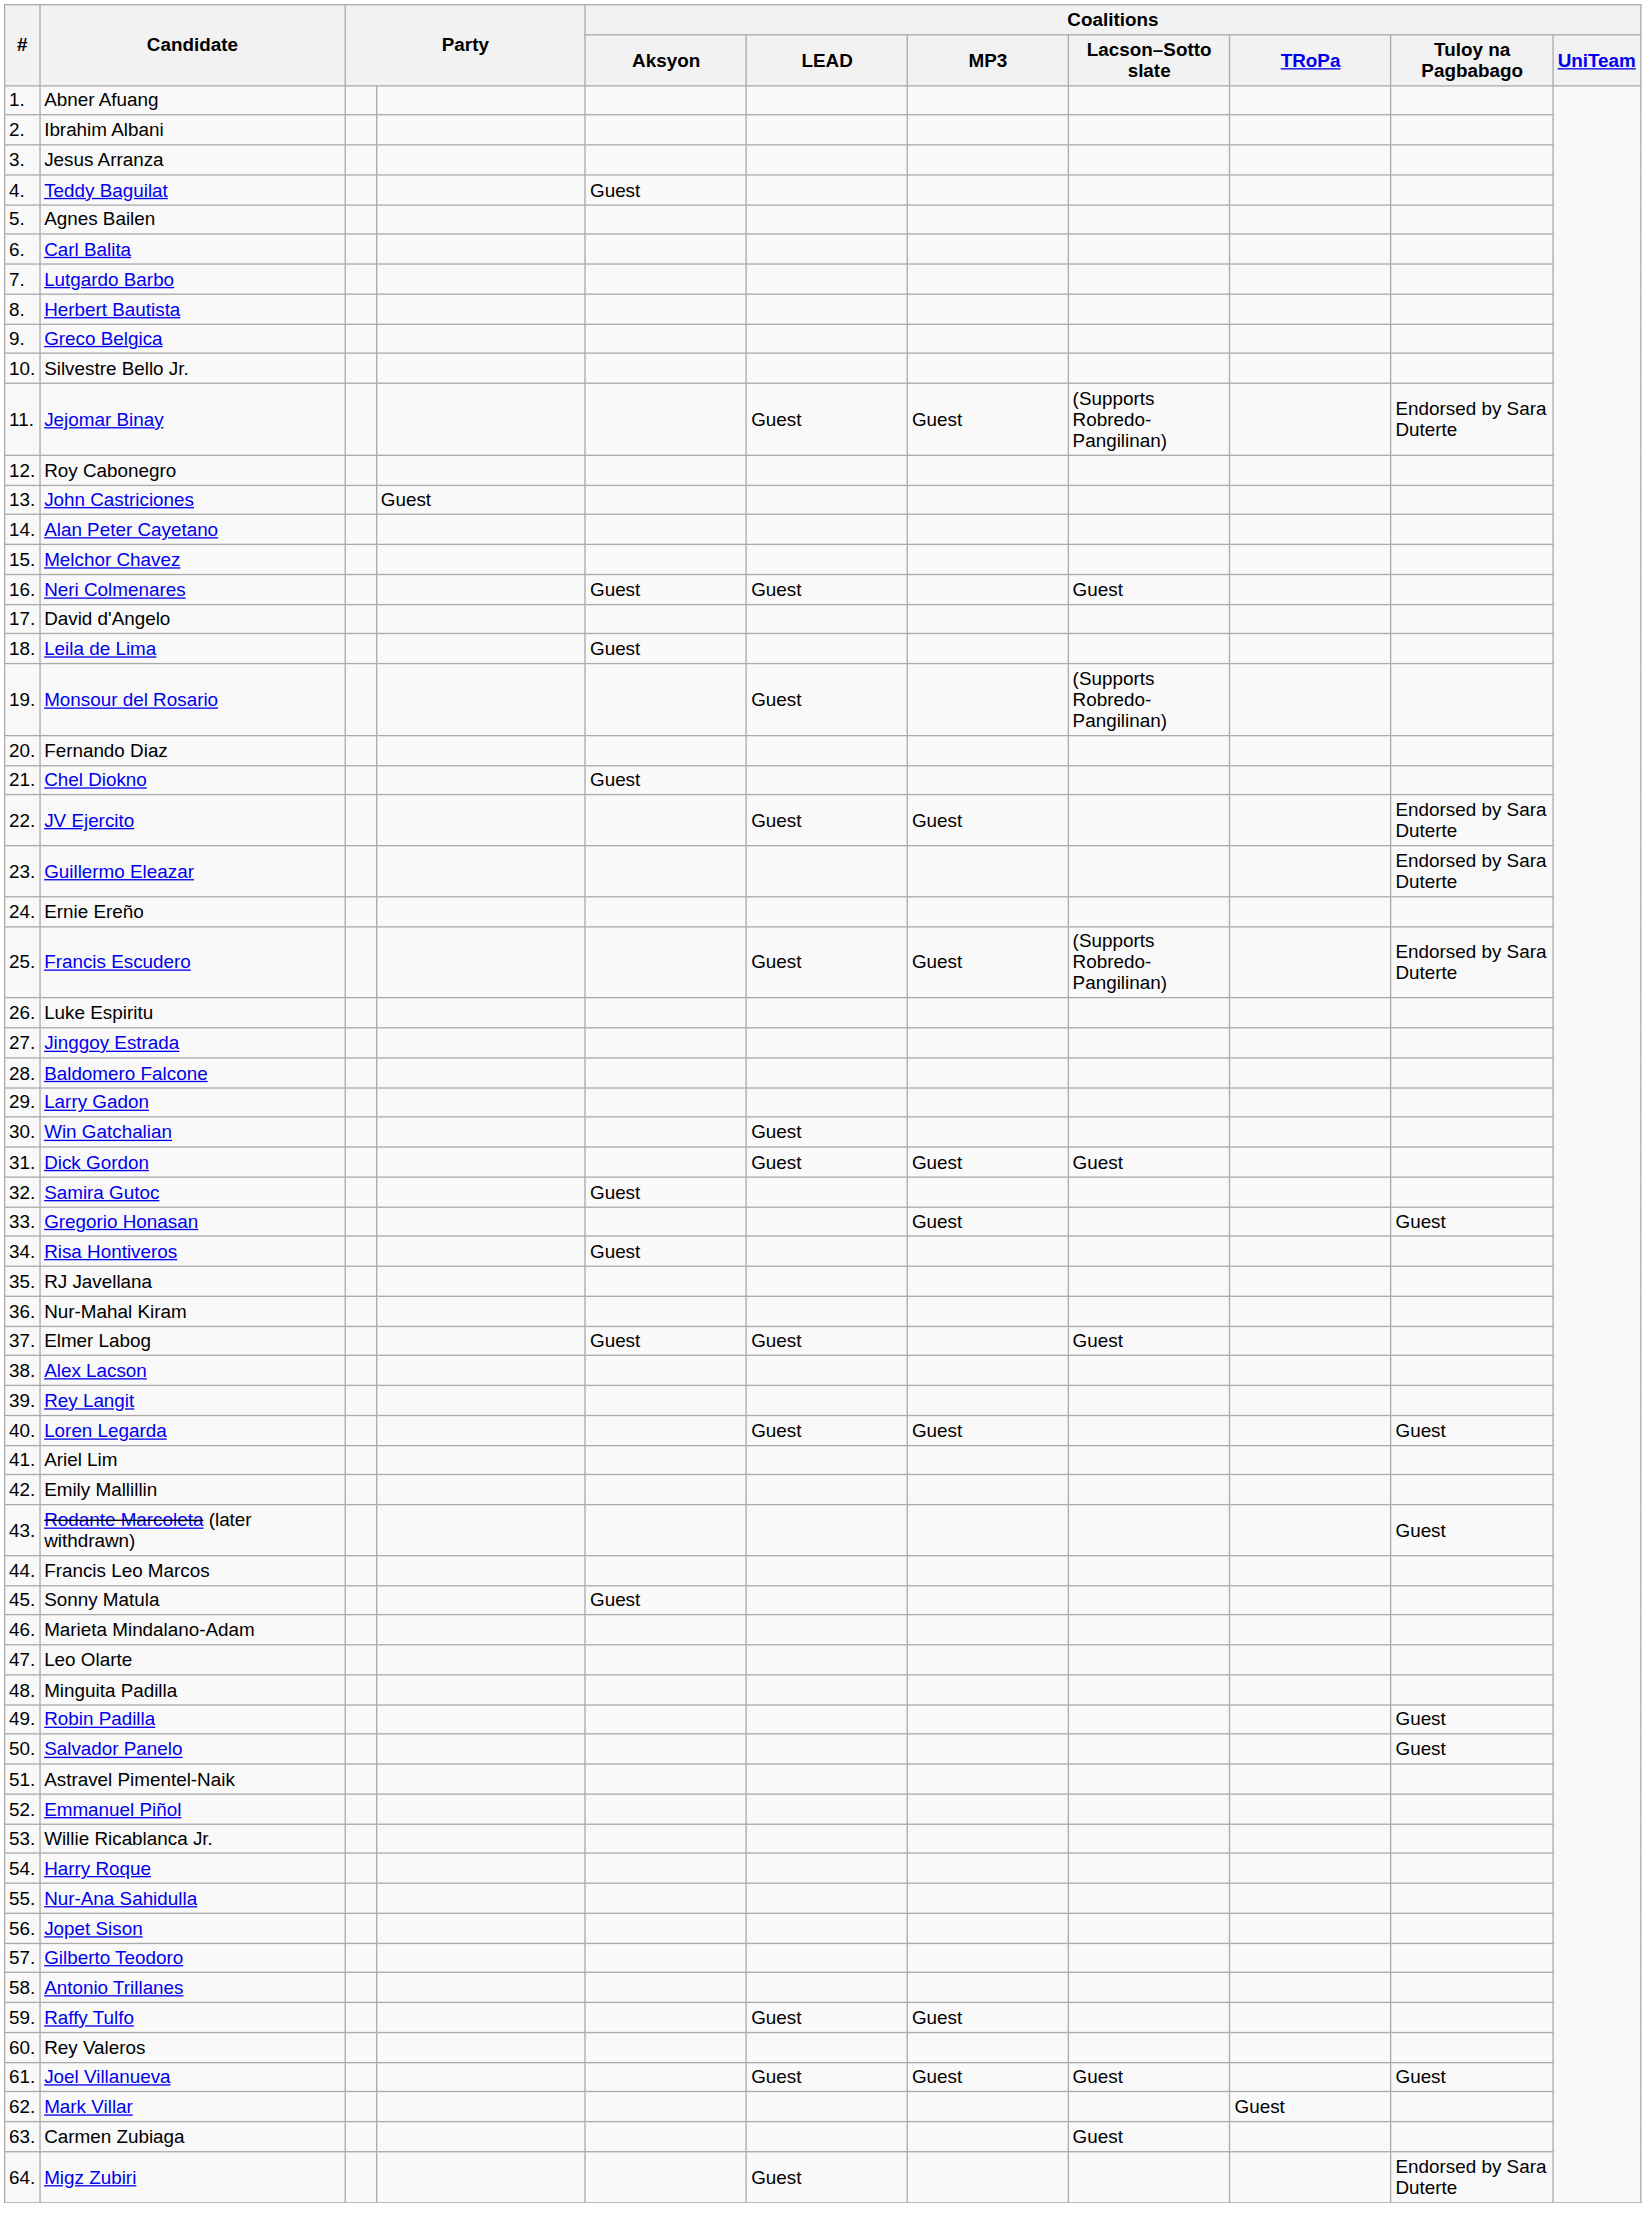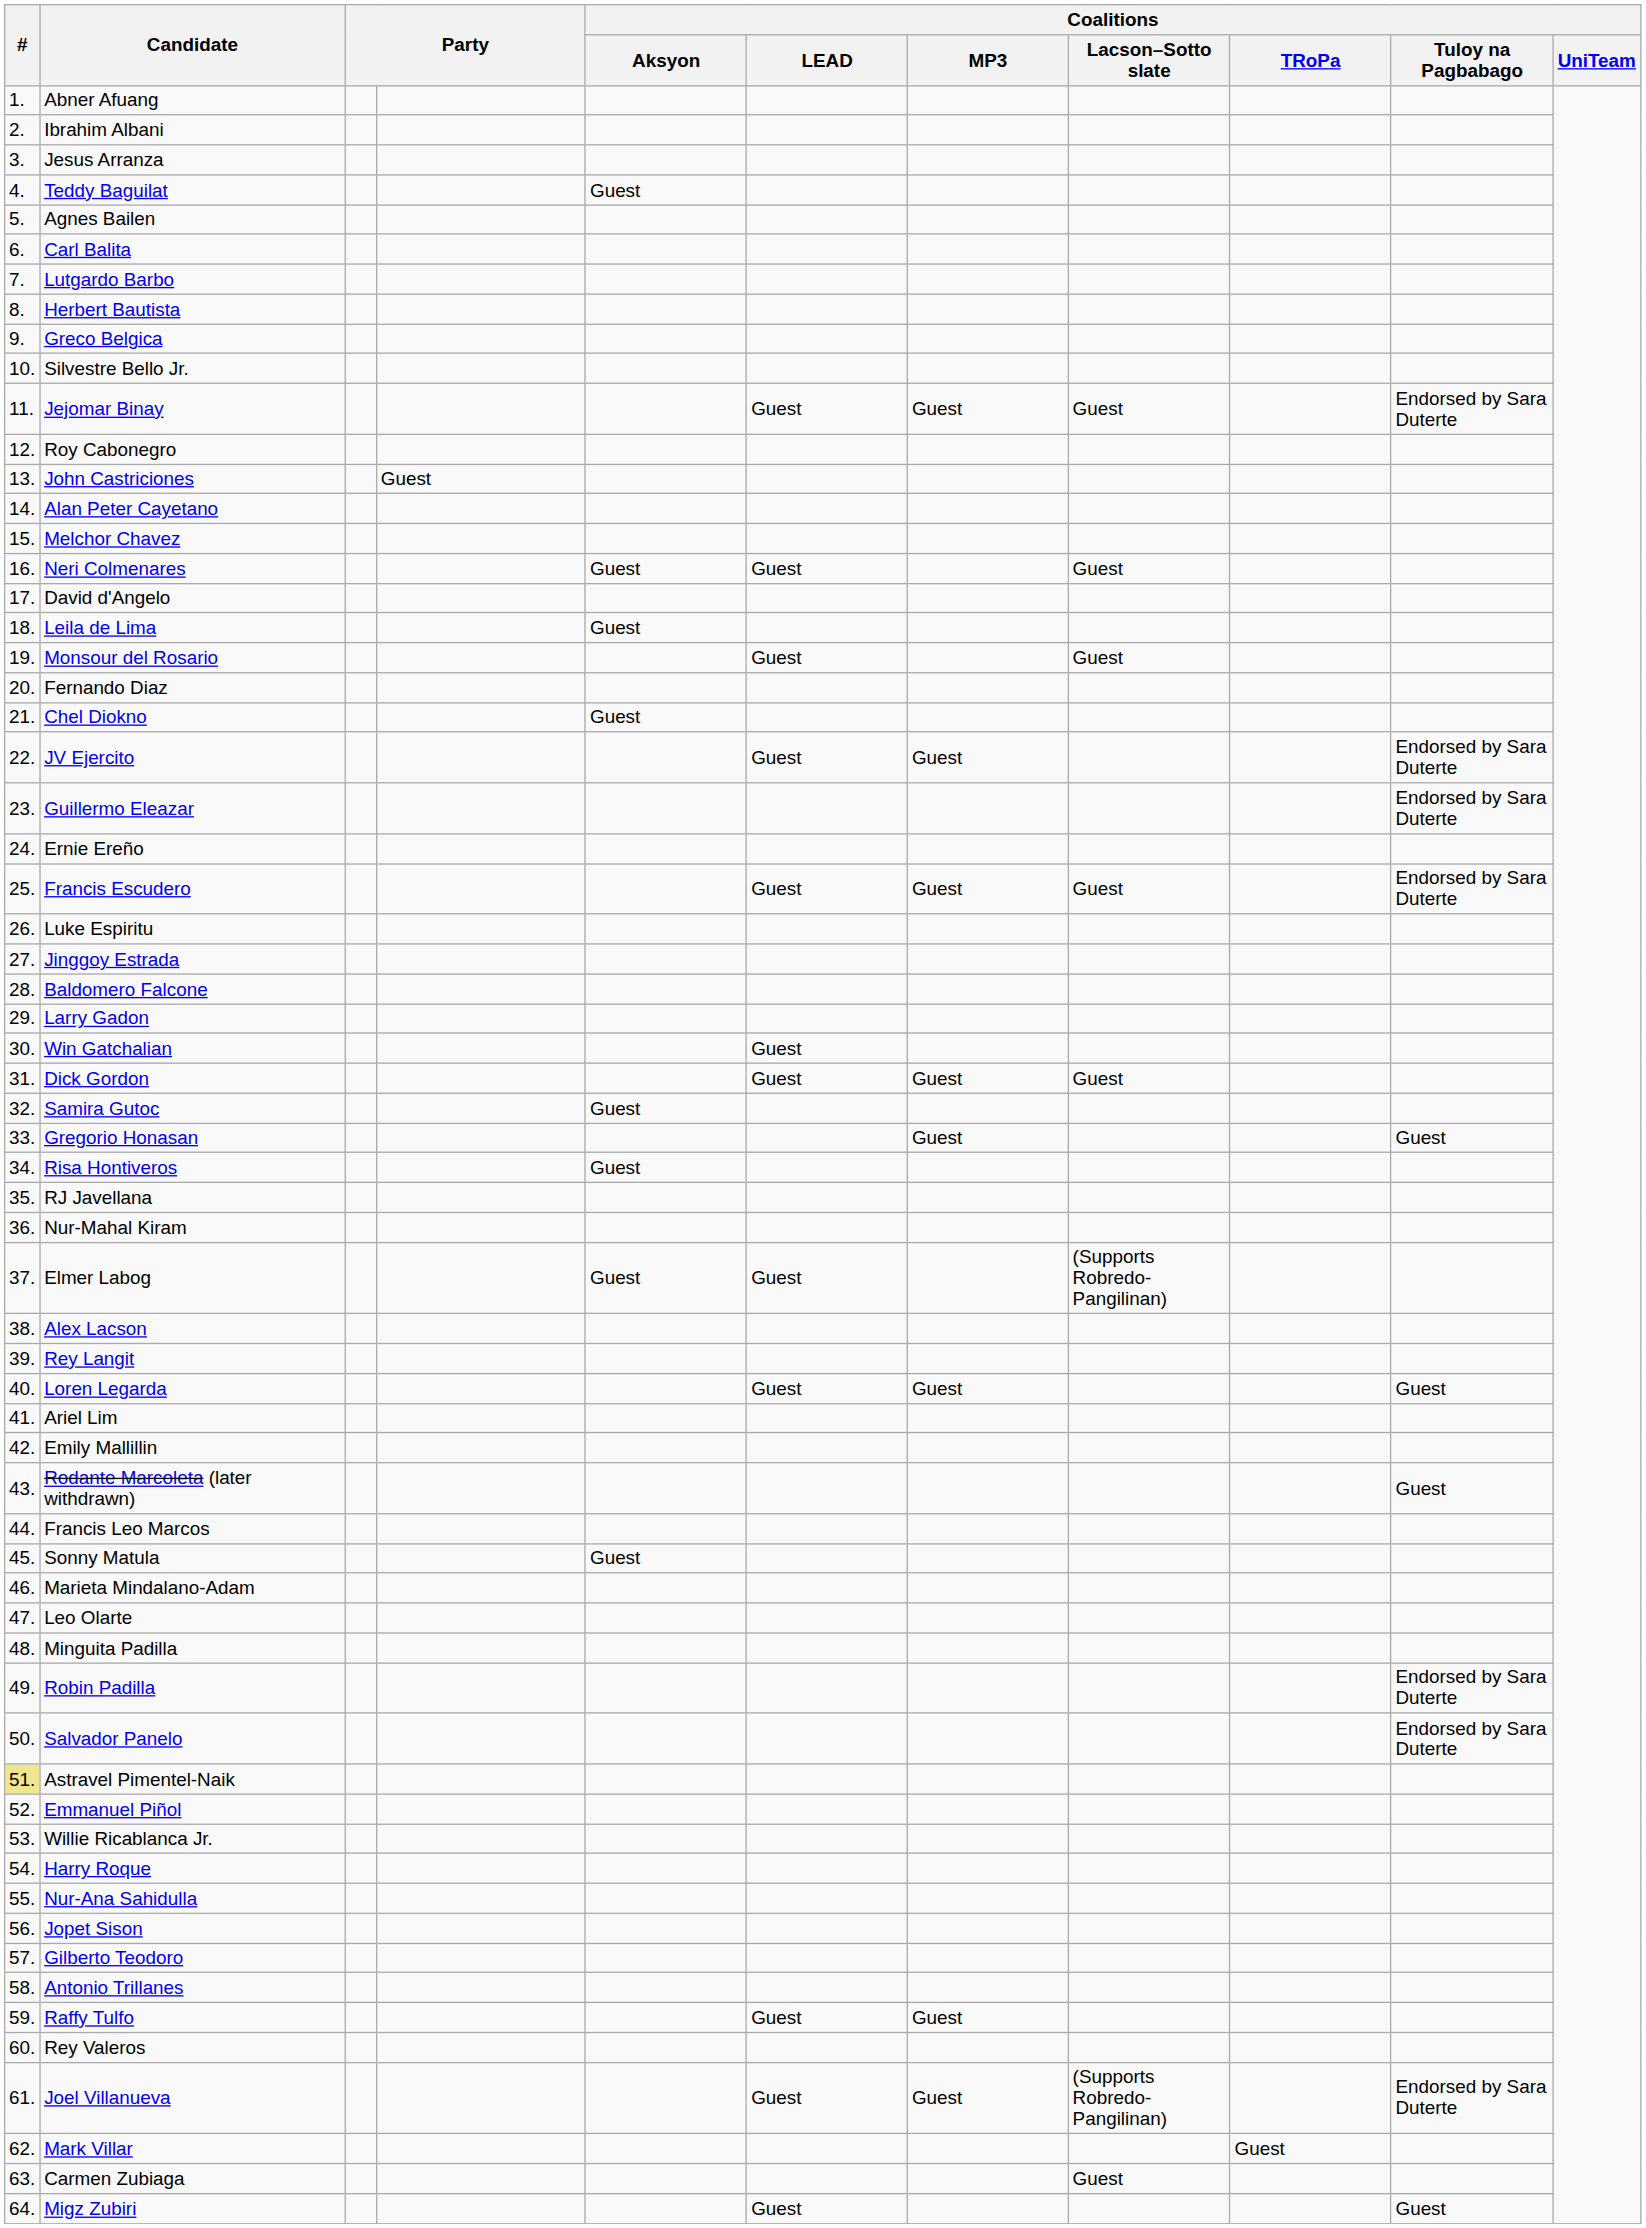(1120, 419) (Supports Robredo-Pangilinan) -> (1098, 409) Guest
(1120, 700) (Supports Robredo-Pangilinan) -> (1098, 658) Guest
(1120, 962) (Supports Robredo-Pangilinan) -> (1098, 889) Guest
(1098, 1341) Guest -> (1120, 1278) (Supports Robredo-Pangilinan)
(1421, 1720) Guest -> (1471, 1688) Endorsed by Sara Duterte
(1421, 1749) Guest -> (1471, 1739) Endorsed by Sara Duterte
(22, 1779) no background -> (22, 1779) khaki background
(1098, 2077) Guest -> (1120, 2098) (Supports Robredo-Pangilinan)
(1421, 2077) Guest -> (1471, 2098) Endorsed by Sara Duterte
(1471, 2177) Endorsed by Sara Duterte -> (1421, 2209) Guest
